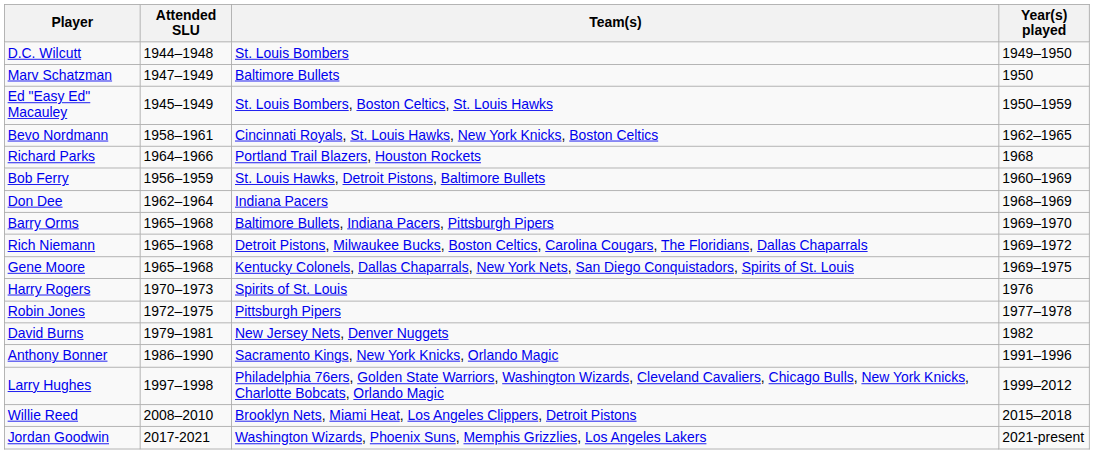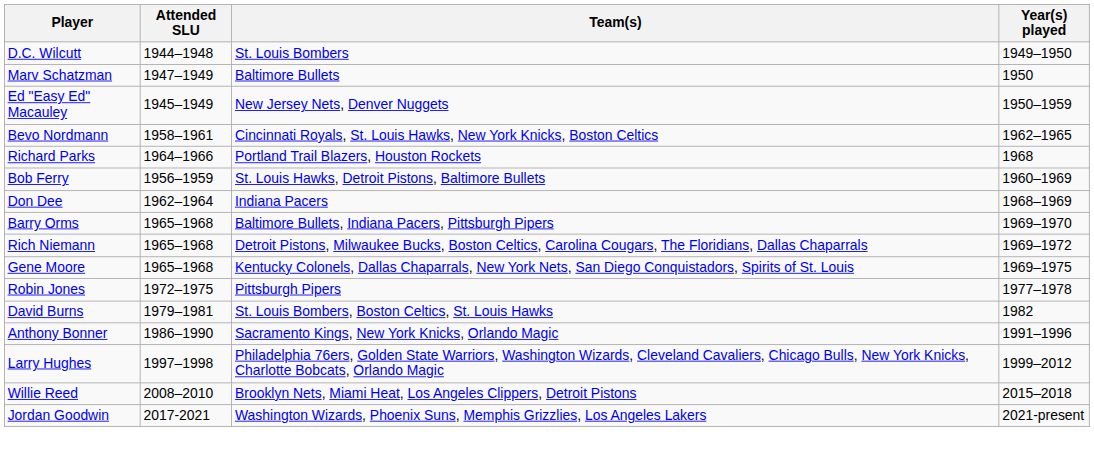(394, 105) St. Louis Bombers, Boston Celtics, St. Louis Hawks -> (342, 105) New Jersey Nets, Denver Nuggets
- row: (49, 289)
(342, 333) New Jersey Nets, Denver Nuggets -> (394, 311) St. Louis Bombers, Boston Celtics, St. Louis Hawks
